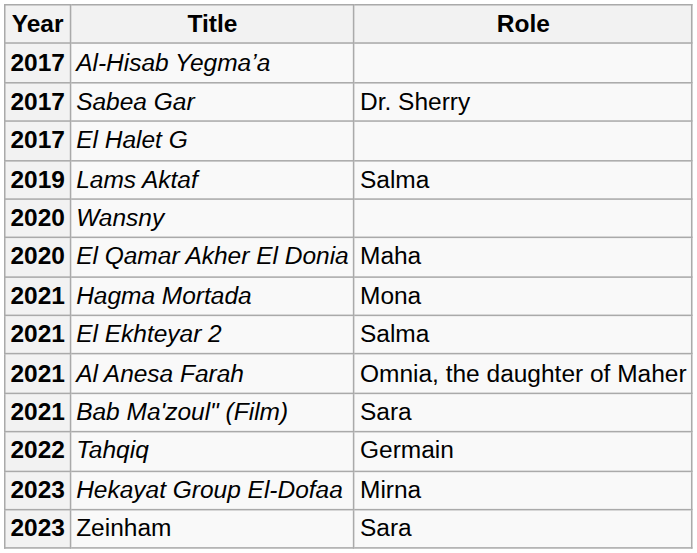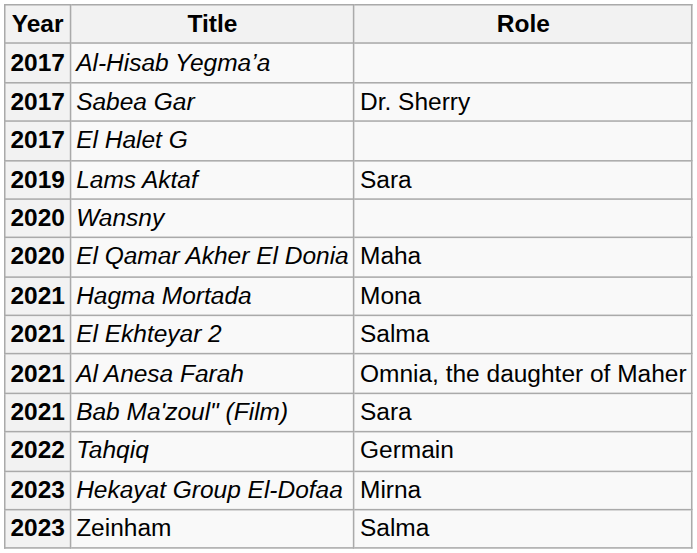(395, 179) Salma -> (386, 179) Sara
(386, 528) Sara -> (395, 528) Salma
